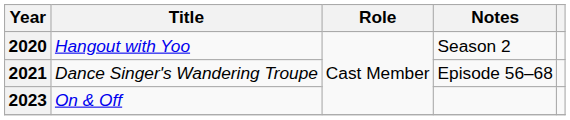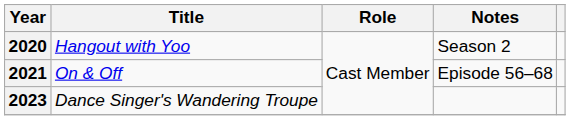(186, 73) Dance Singer's Wandering Troupe -> (89, 73) On & Off
(89, 100) On & Off -> (186, 100) Dance Singer's Wandering Troupe
